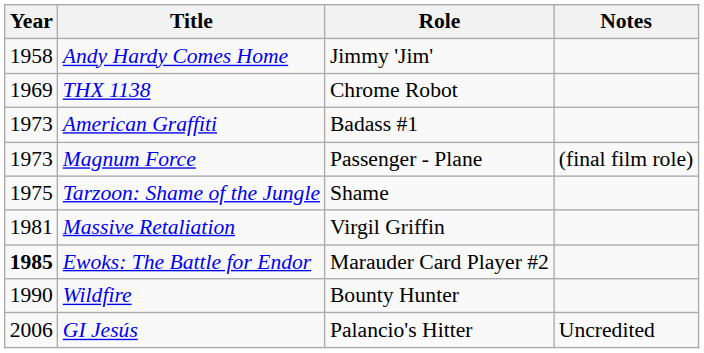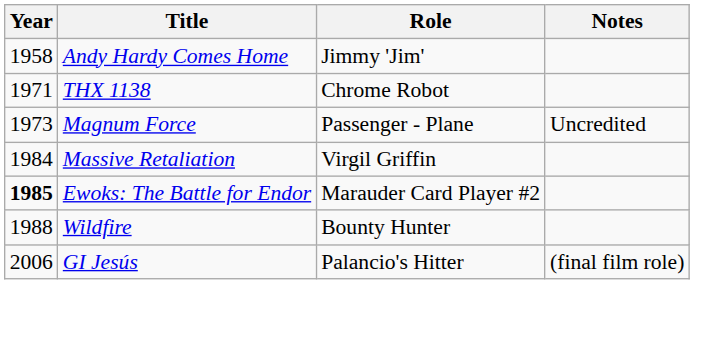(31, 90) 1969 -> (31, 90) 1971
- row: (140, 124)
(626, 158) (final film role) -> (598, 124) Uncredited
- row: (191, 192)
(31, 227) 1981 -> (31, 158) 1984
(31, 295) 1990 -> (31, 227) 1988
(607, 329) Uncredited -> (617, 261) (final film role)
